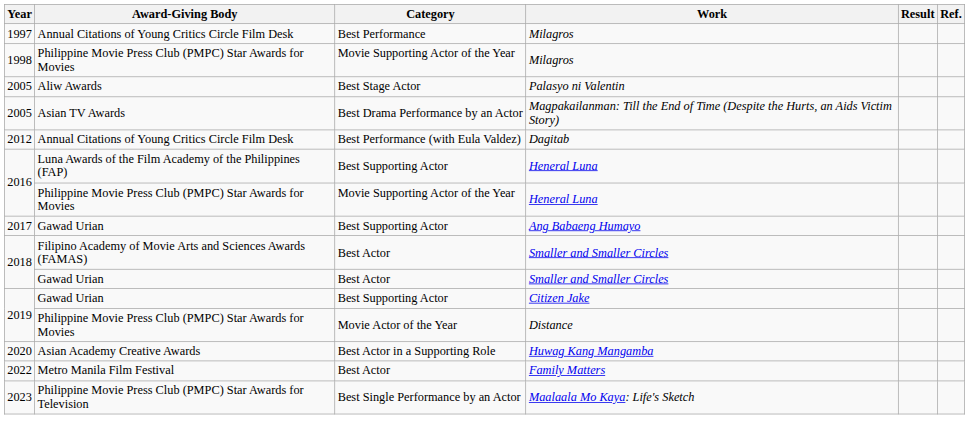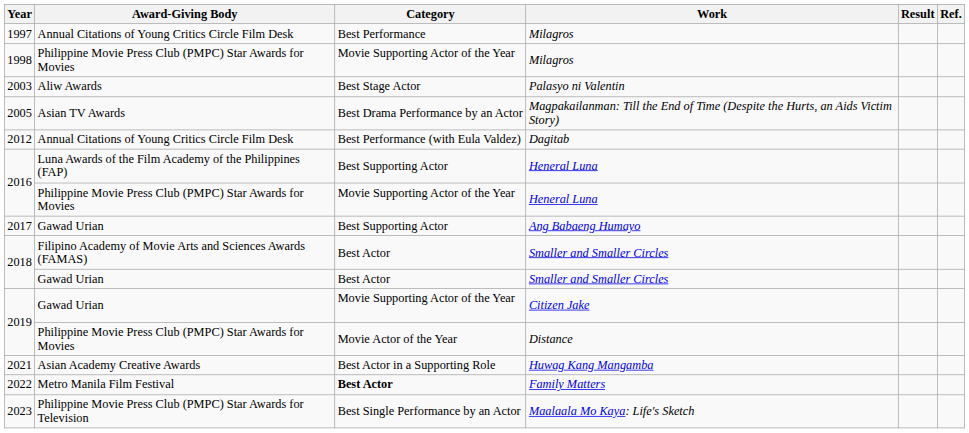(20, 86) 2005 -> (20, 86) 2003
(393, 298) Best Supporting Actor -> (428, 305) Movie Supporting Actor of the Year
(20, 351) 2020 -> (20, 365) 2021
(364, 370) normal -> (365, 384) bold
